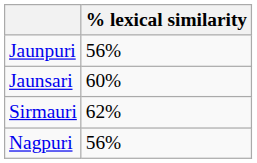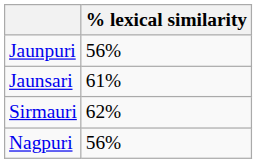(103, 81) 60% -> (103, 81) 61%
